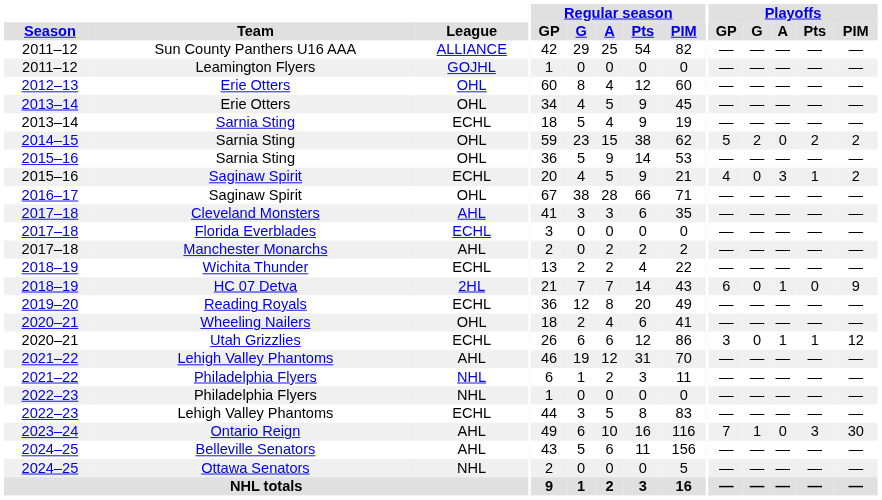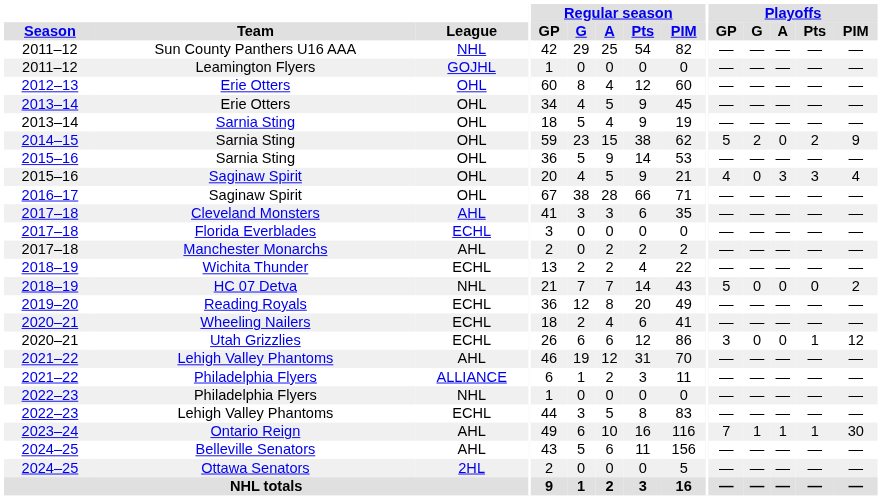(472, 49) ALLIANCE -> (472, 49) NHL
(472, 122) ECHL -> (472, 122) OHL
(856, 140) 2 -> (856, 140) 9
(472, 176) ECHL -> (472, 176) OHL
(815, 176) 1 -> (815, 176) 3
(856, 176) 2 -> (856, 176) 4
(472, 286) 2HL -> (472, 286) NHL
(726, 286) 6 -> (726, 286) 5
(783, 286) 1 -> (783, 286) 0
(856, 286) 9 -> (856, 286) 2
(472, 322) OHL -> (472, 322) ECHL
(783, 340) 1 -> (783, 340) 0
(472, 377) NHL -> (472, 377) ALLIANCE
(783, 431) 0 -> (783, 431) 1
(815, 431) 3 -> (815, 431) 1
(472, 468) NHL -> (472, 468) 2HL
